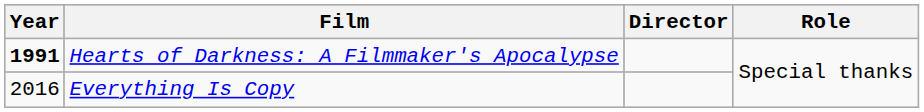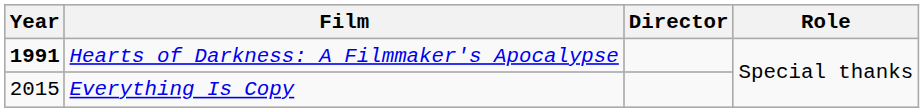(35, 90) 2016 -> (35, 90) 2015
